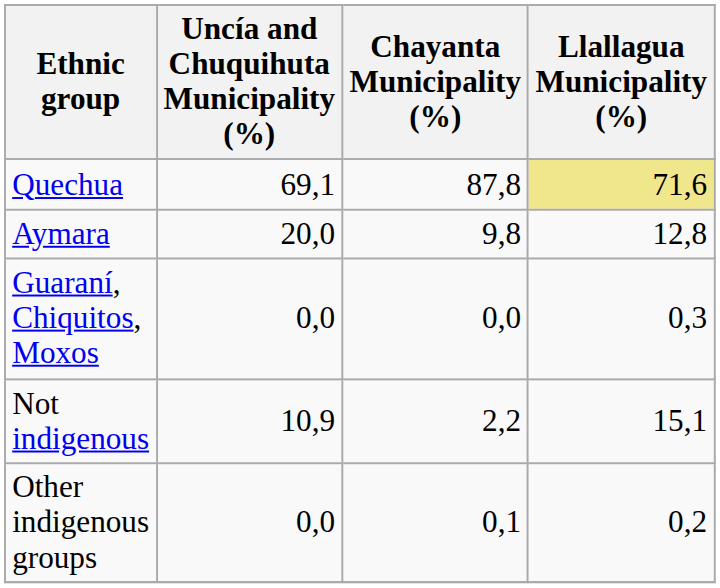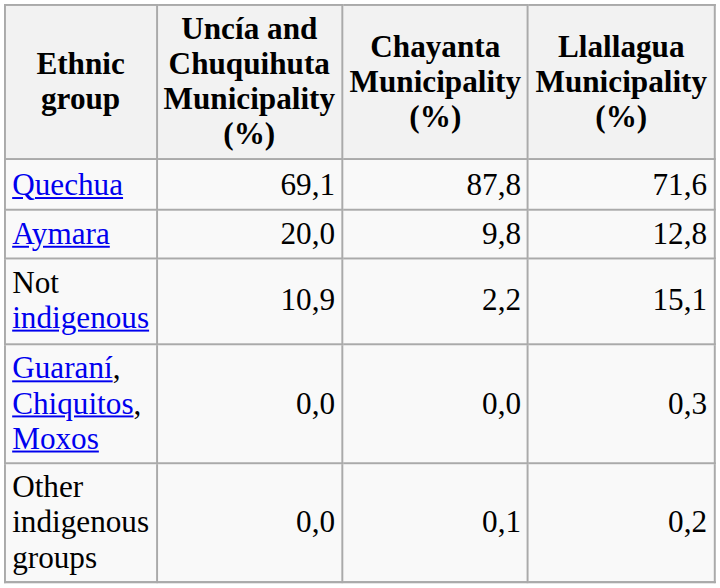(680, 184) khaki background -> (680, 184) no background
rows swapped: (77, 318) <-> (81, 420)
